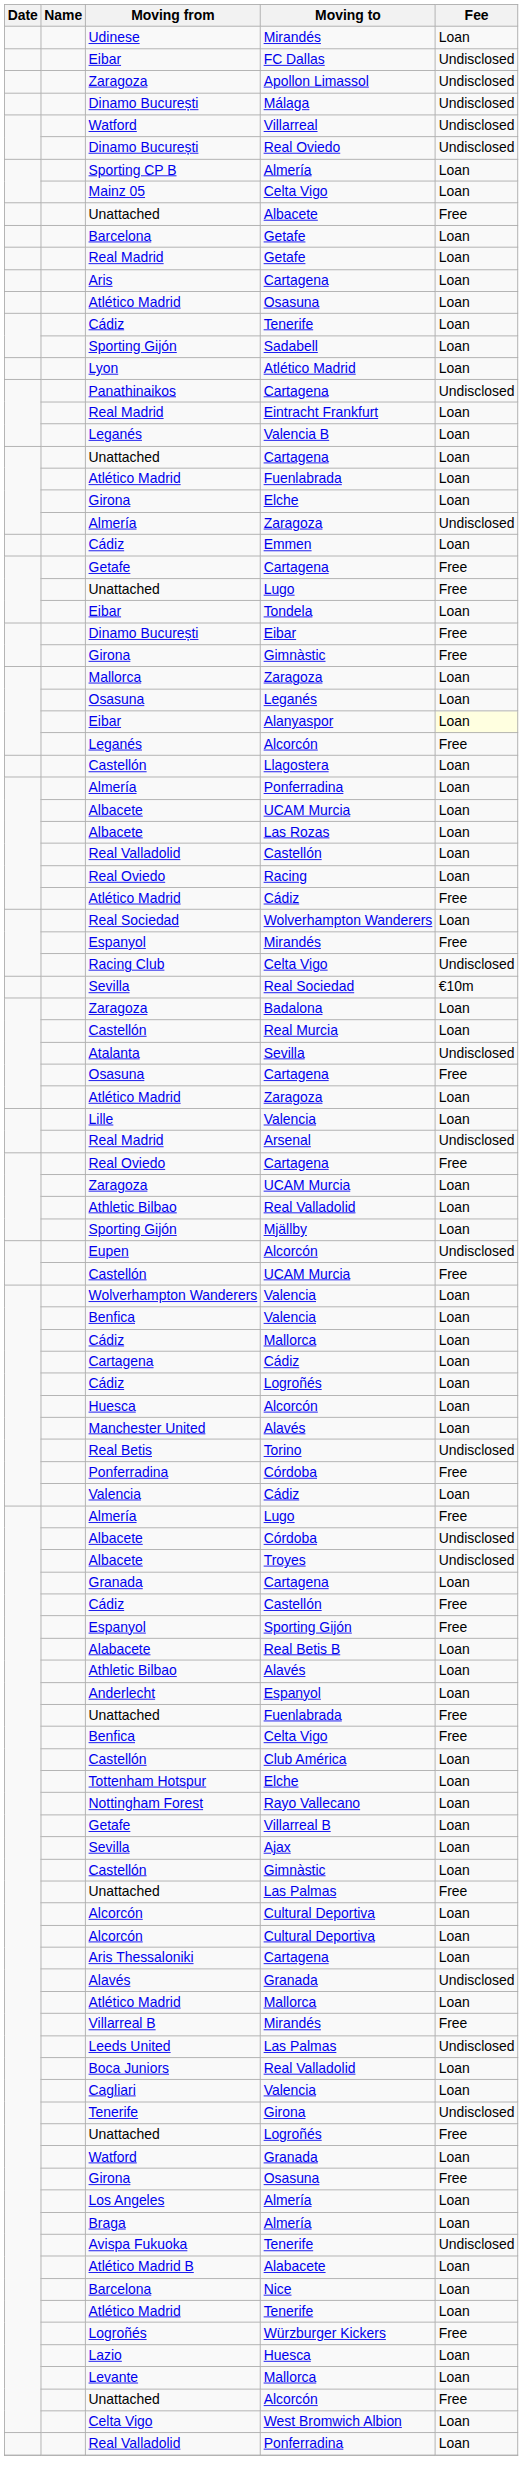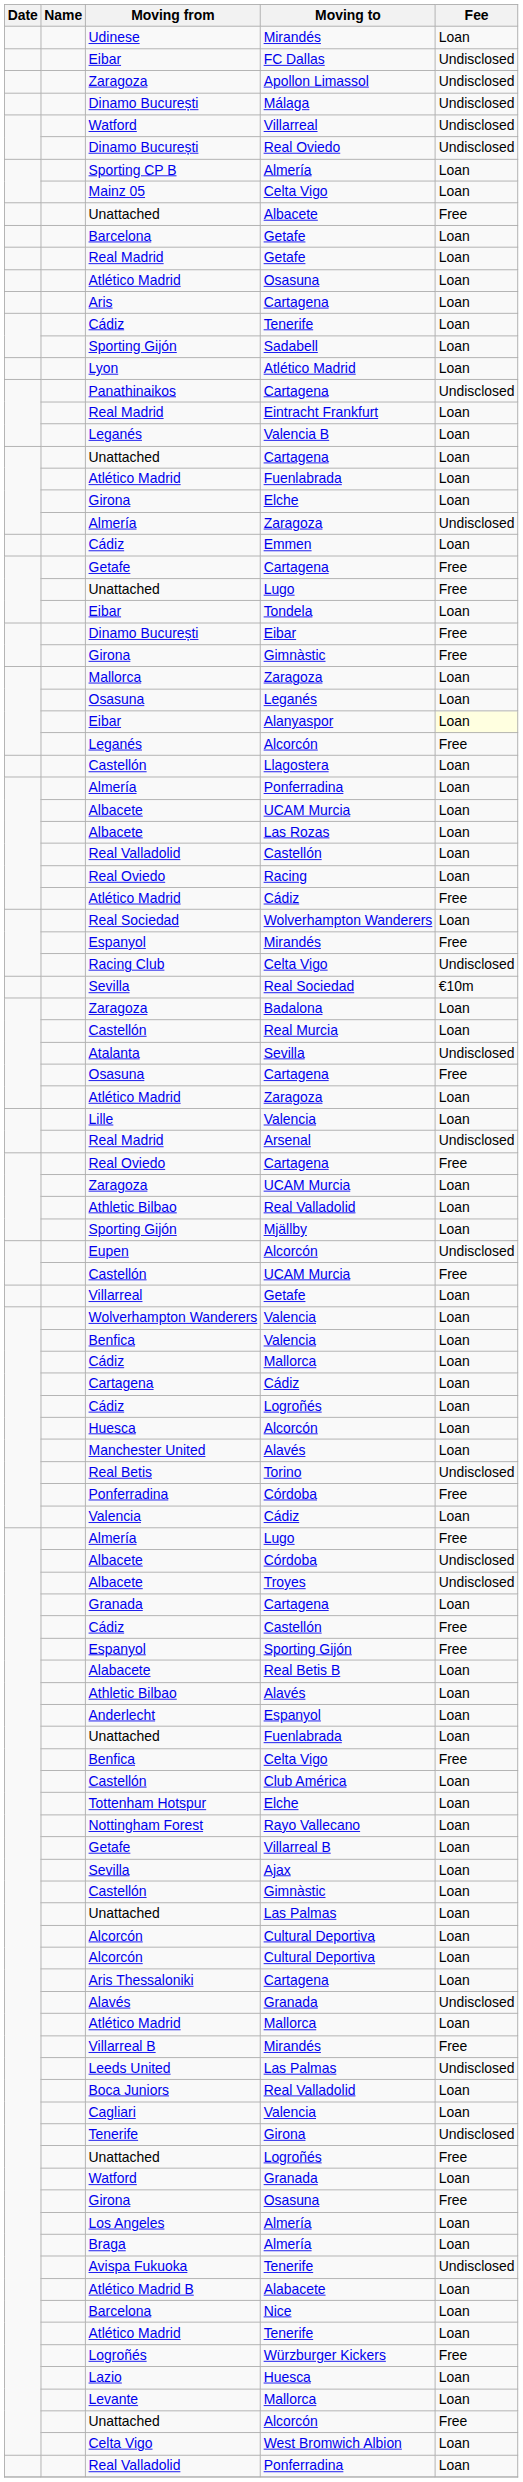rows swapped: (101, 280) <-> (135, 302)
+ row: (116, 1295)
(453, 1715) Free -> (454, 1737) Loan
(453, 1892) Free -> (454, 1914) Loan
